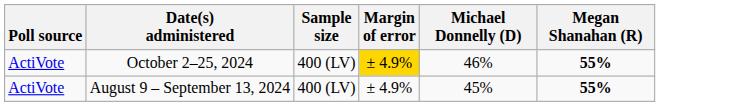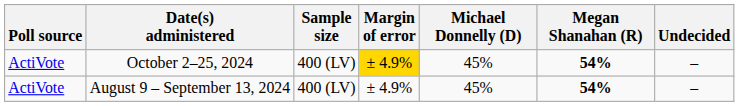+ column: (694, 36)
(478, 62) 46% -> (478, 62) 45%
(596, 62) 55% -> (596, 62) 54%
(596, 88) 55% -> (596, 88) 54%
